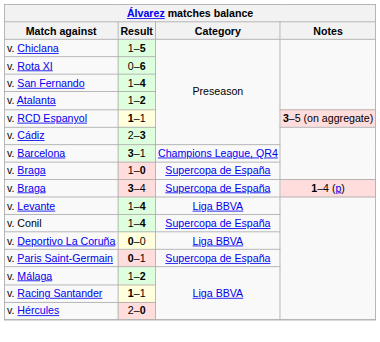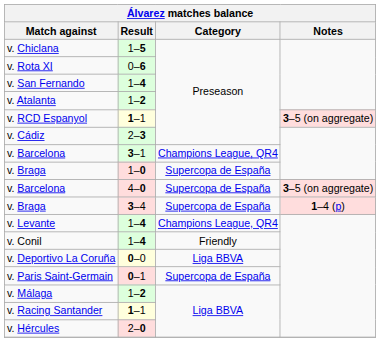+ row: (36, 188)
(218, 206) Liga BBVA -> (218, 223) Champions League, QR4
(218, 223) Supercopa de España -> (218, 241) Friendly
